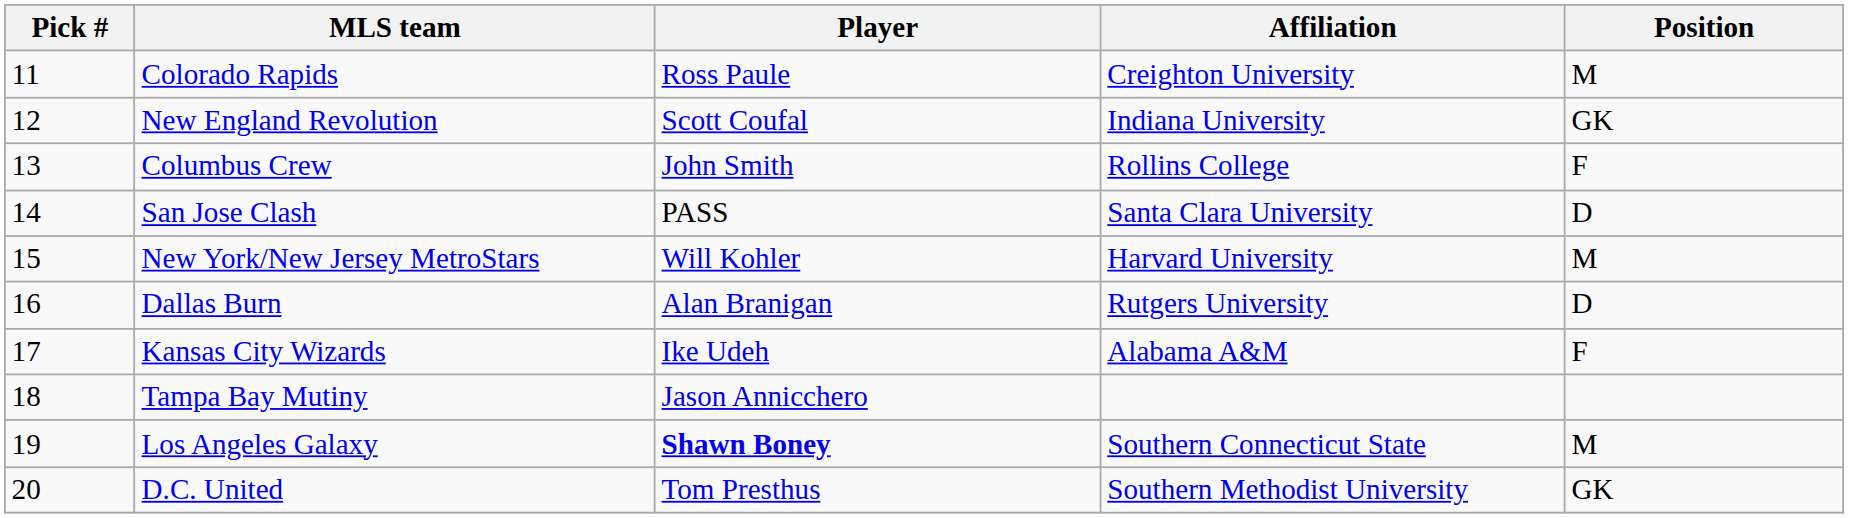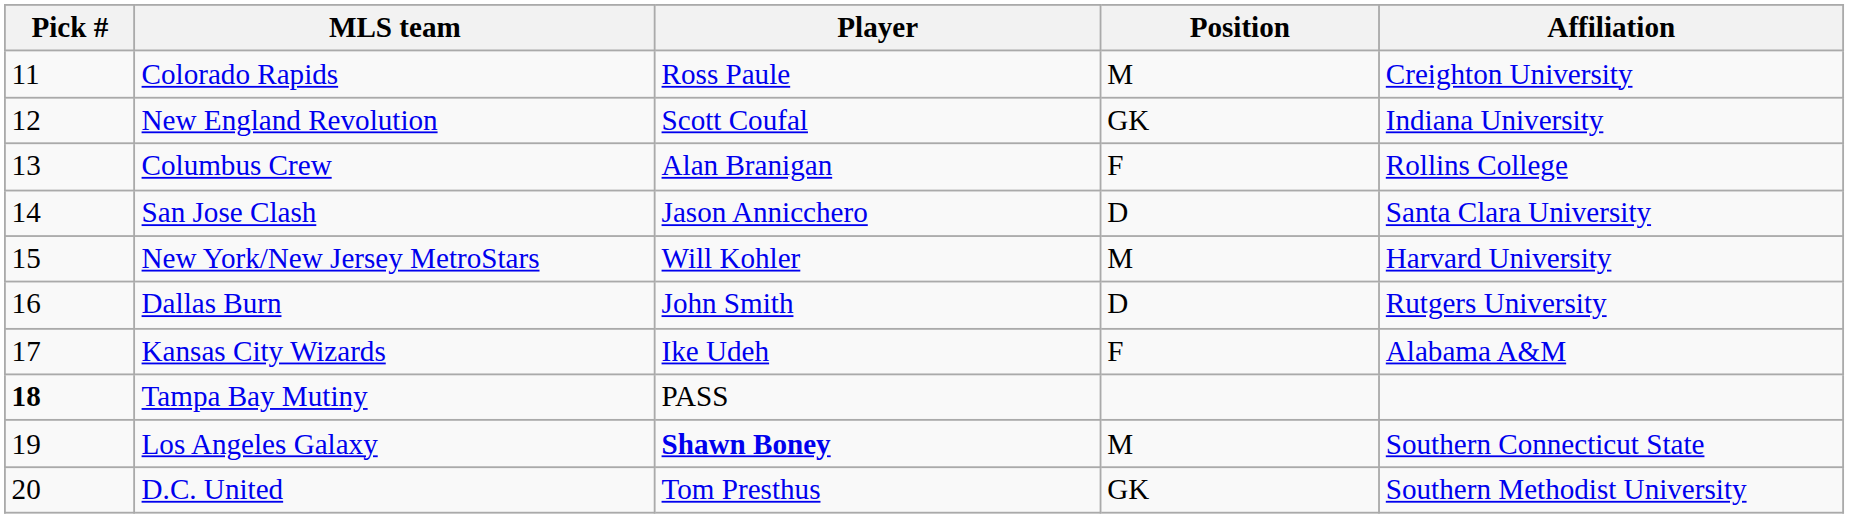columns swapped: (1704, 27) <-> (1333, 27)
(728, 166) John Smith -> (747, 166) Alan Branigan
(695, 212) PASS -> (765, 212) Jason Annicchero
(747, 304) Alan Branigan -> (728, 304) John Smith
(26, 397) normal -> (26, 397) bold
(765, 397) Jason Annicchero -> (695, 397) PASS
